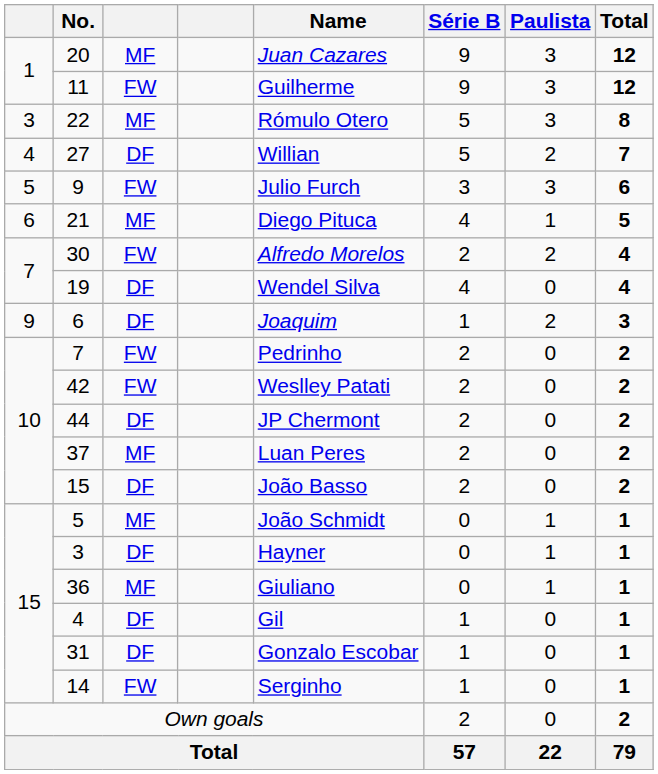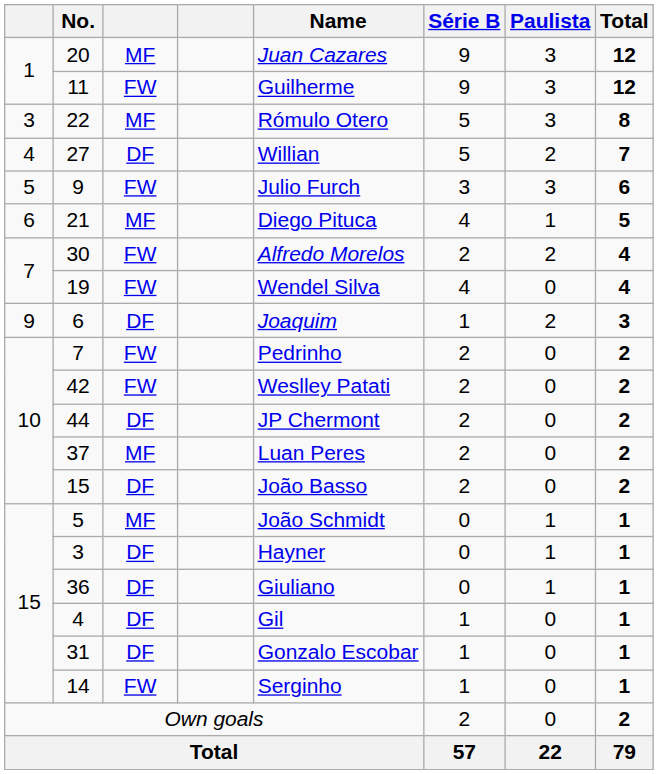(140, 287) DF -> (140, 287) FW
(140, 586) MF -> (140, 586) DF
